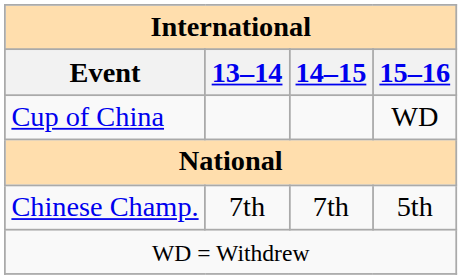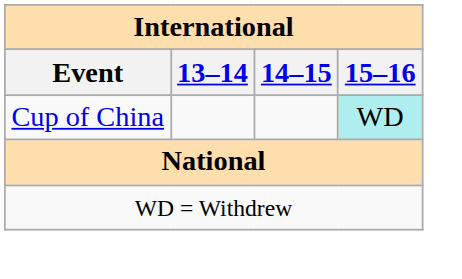(415, 116) no background -> (380, 116) paleturquoise background
- row: (105, 206)
